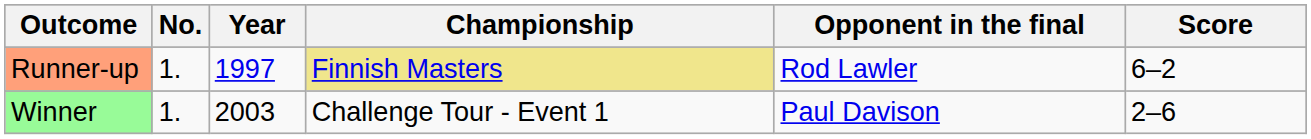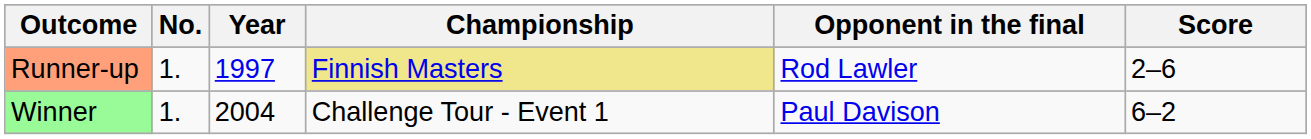(1154, 68) 6–2 -> (1154, 68) 2–6
(245, 111) 2003 -> (245, 111) 2004
(1154, 111) 2–6 -> (1154, 111) 6–2
